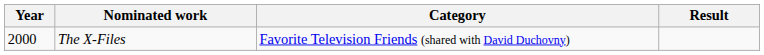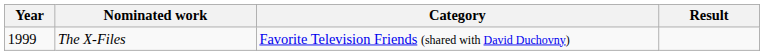(22, 38) 2000 -> (22, 38) 1999
